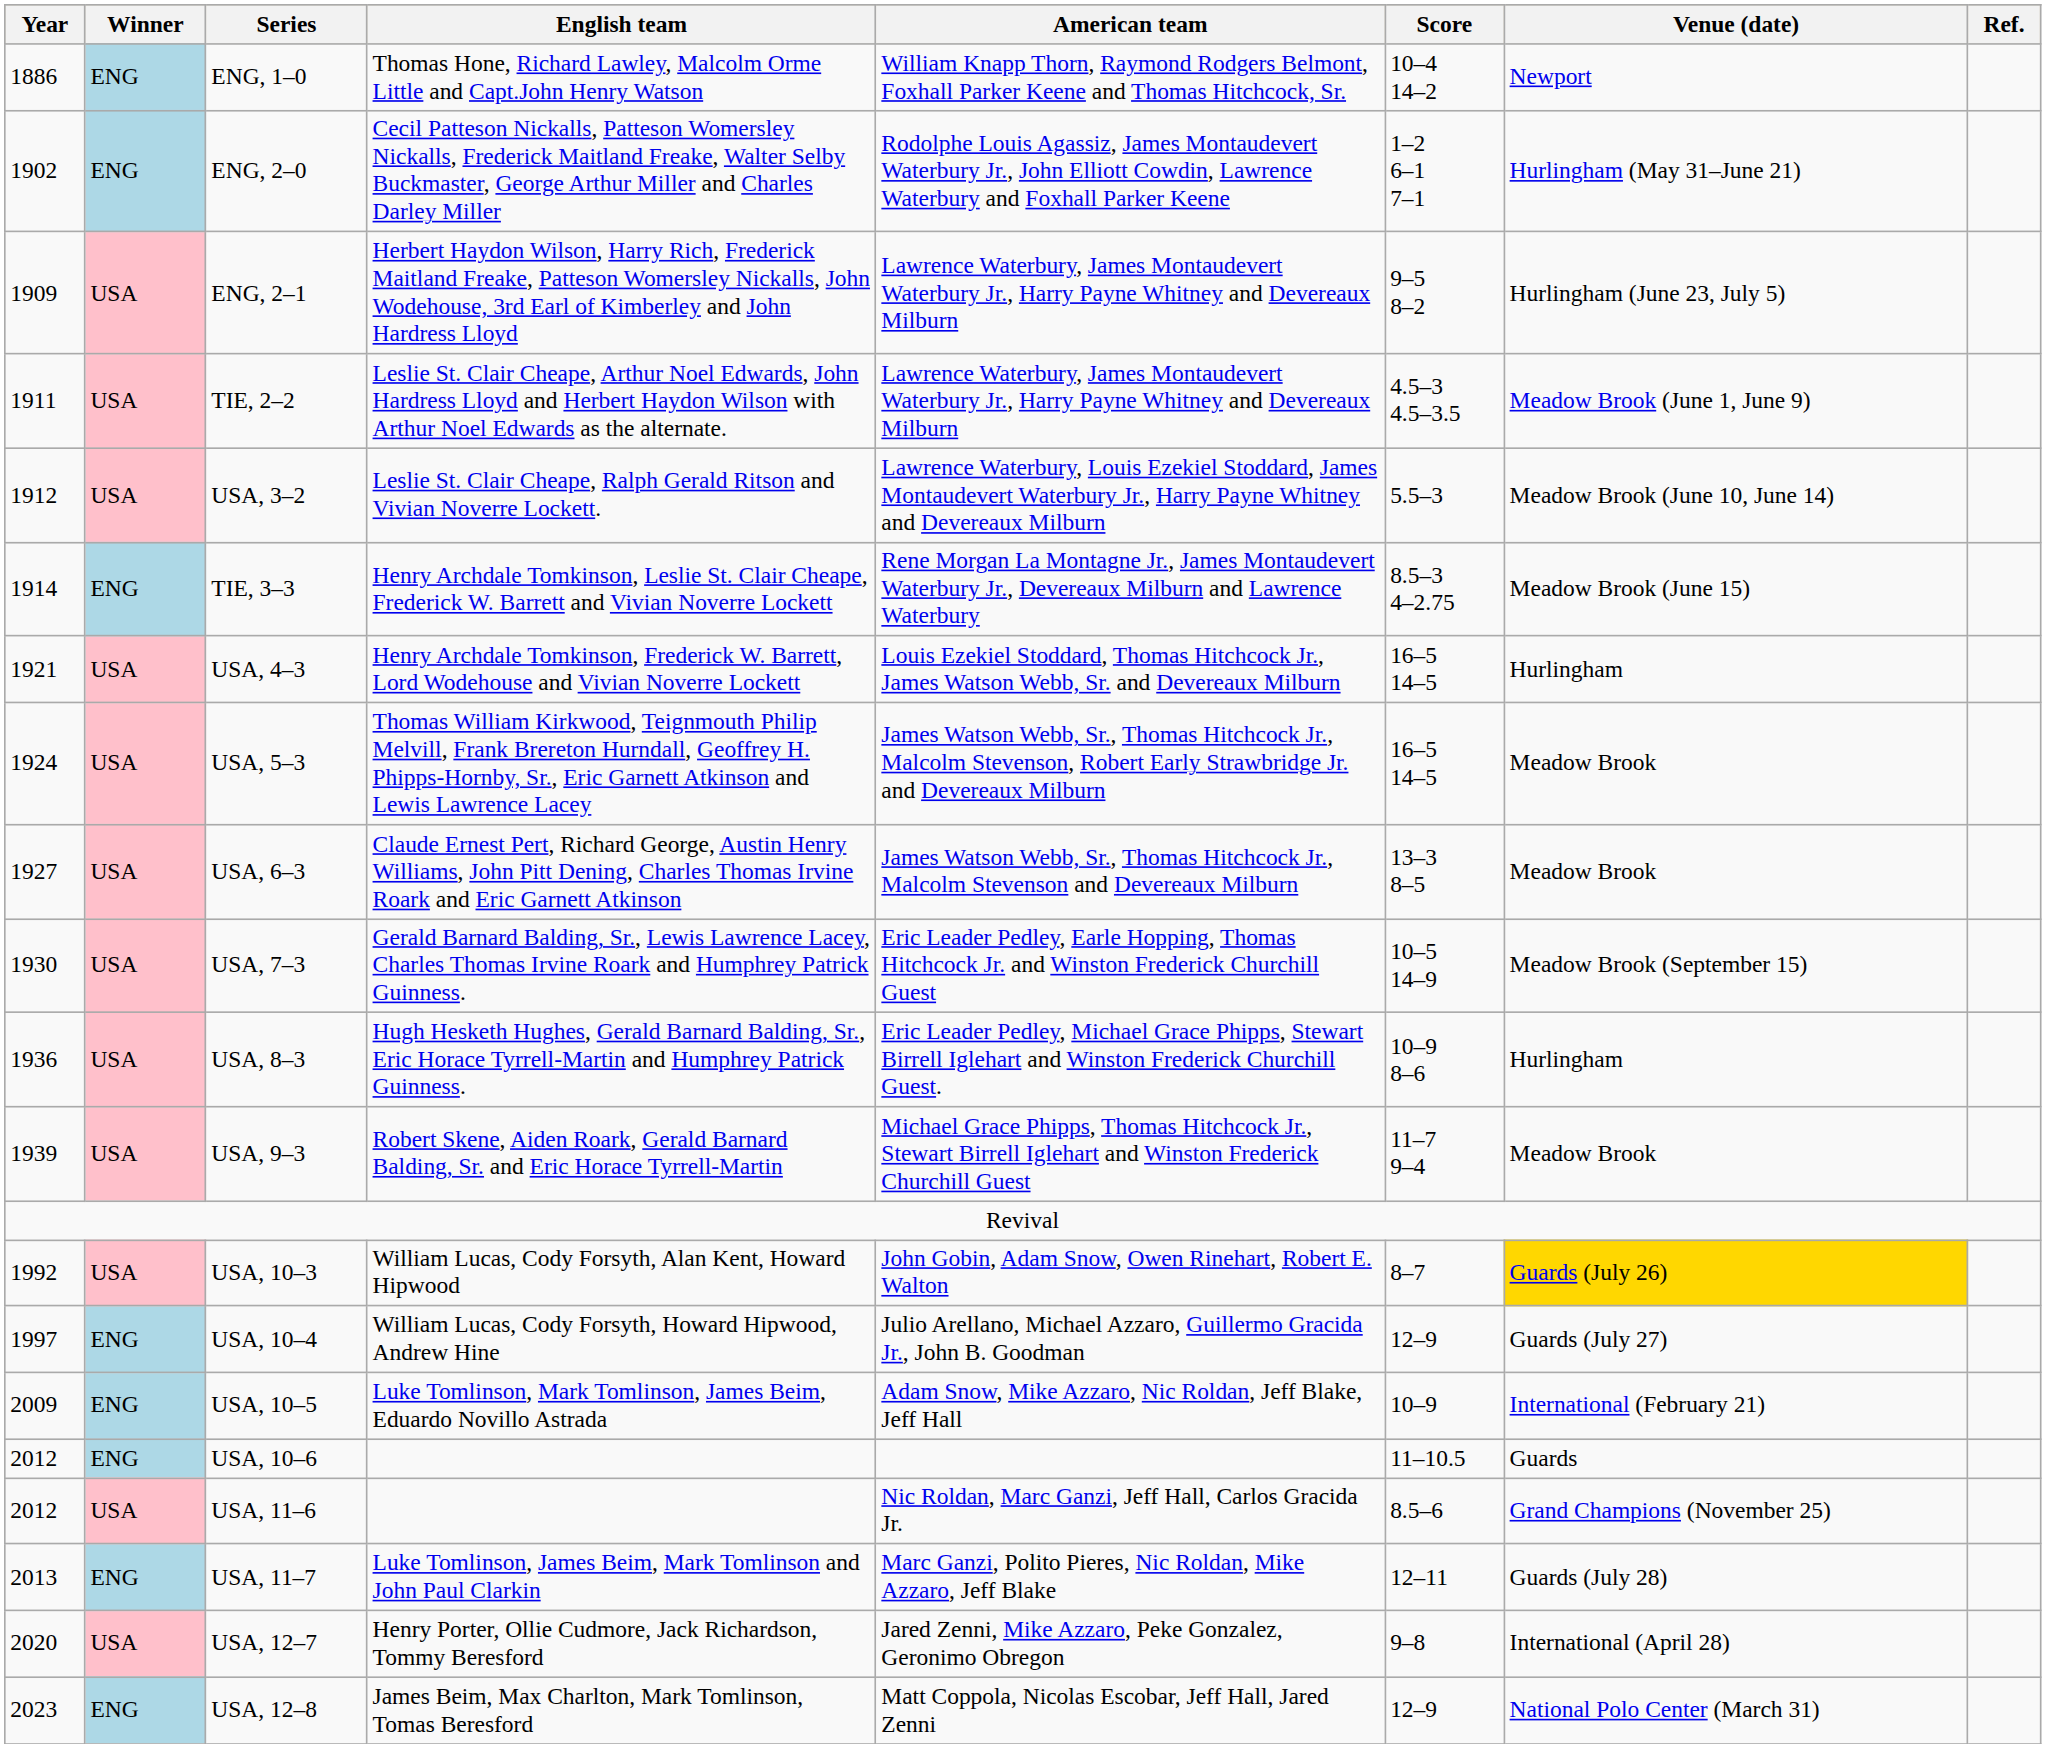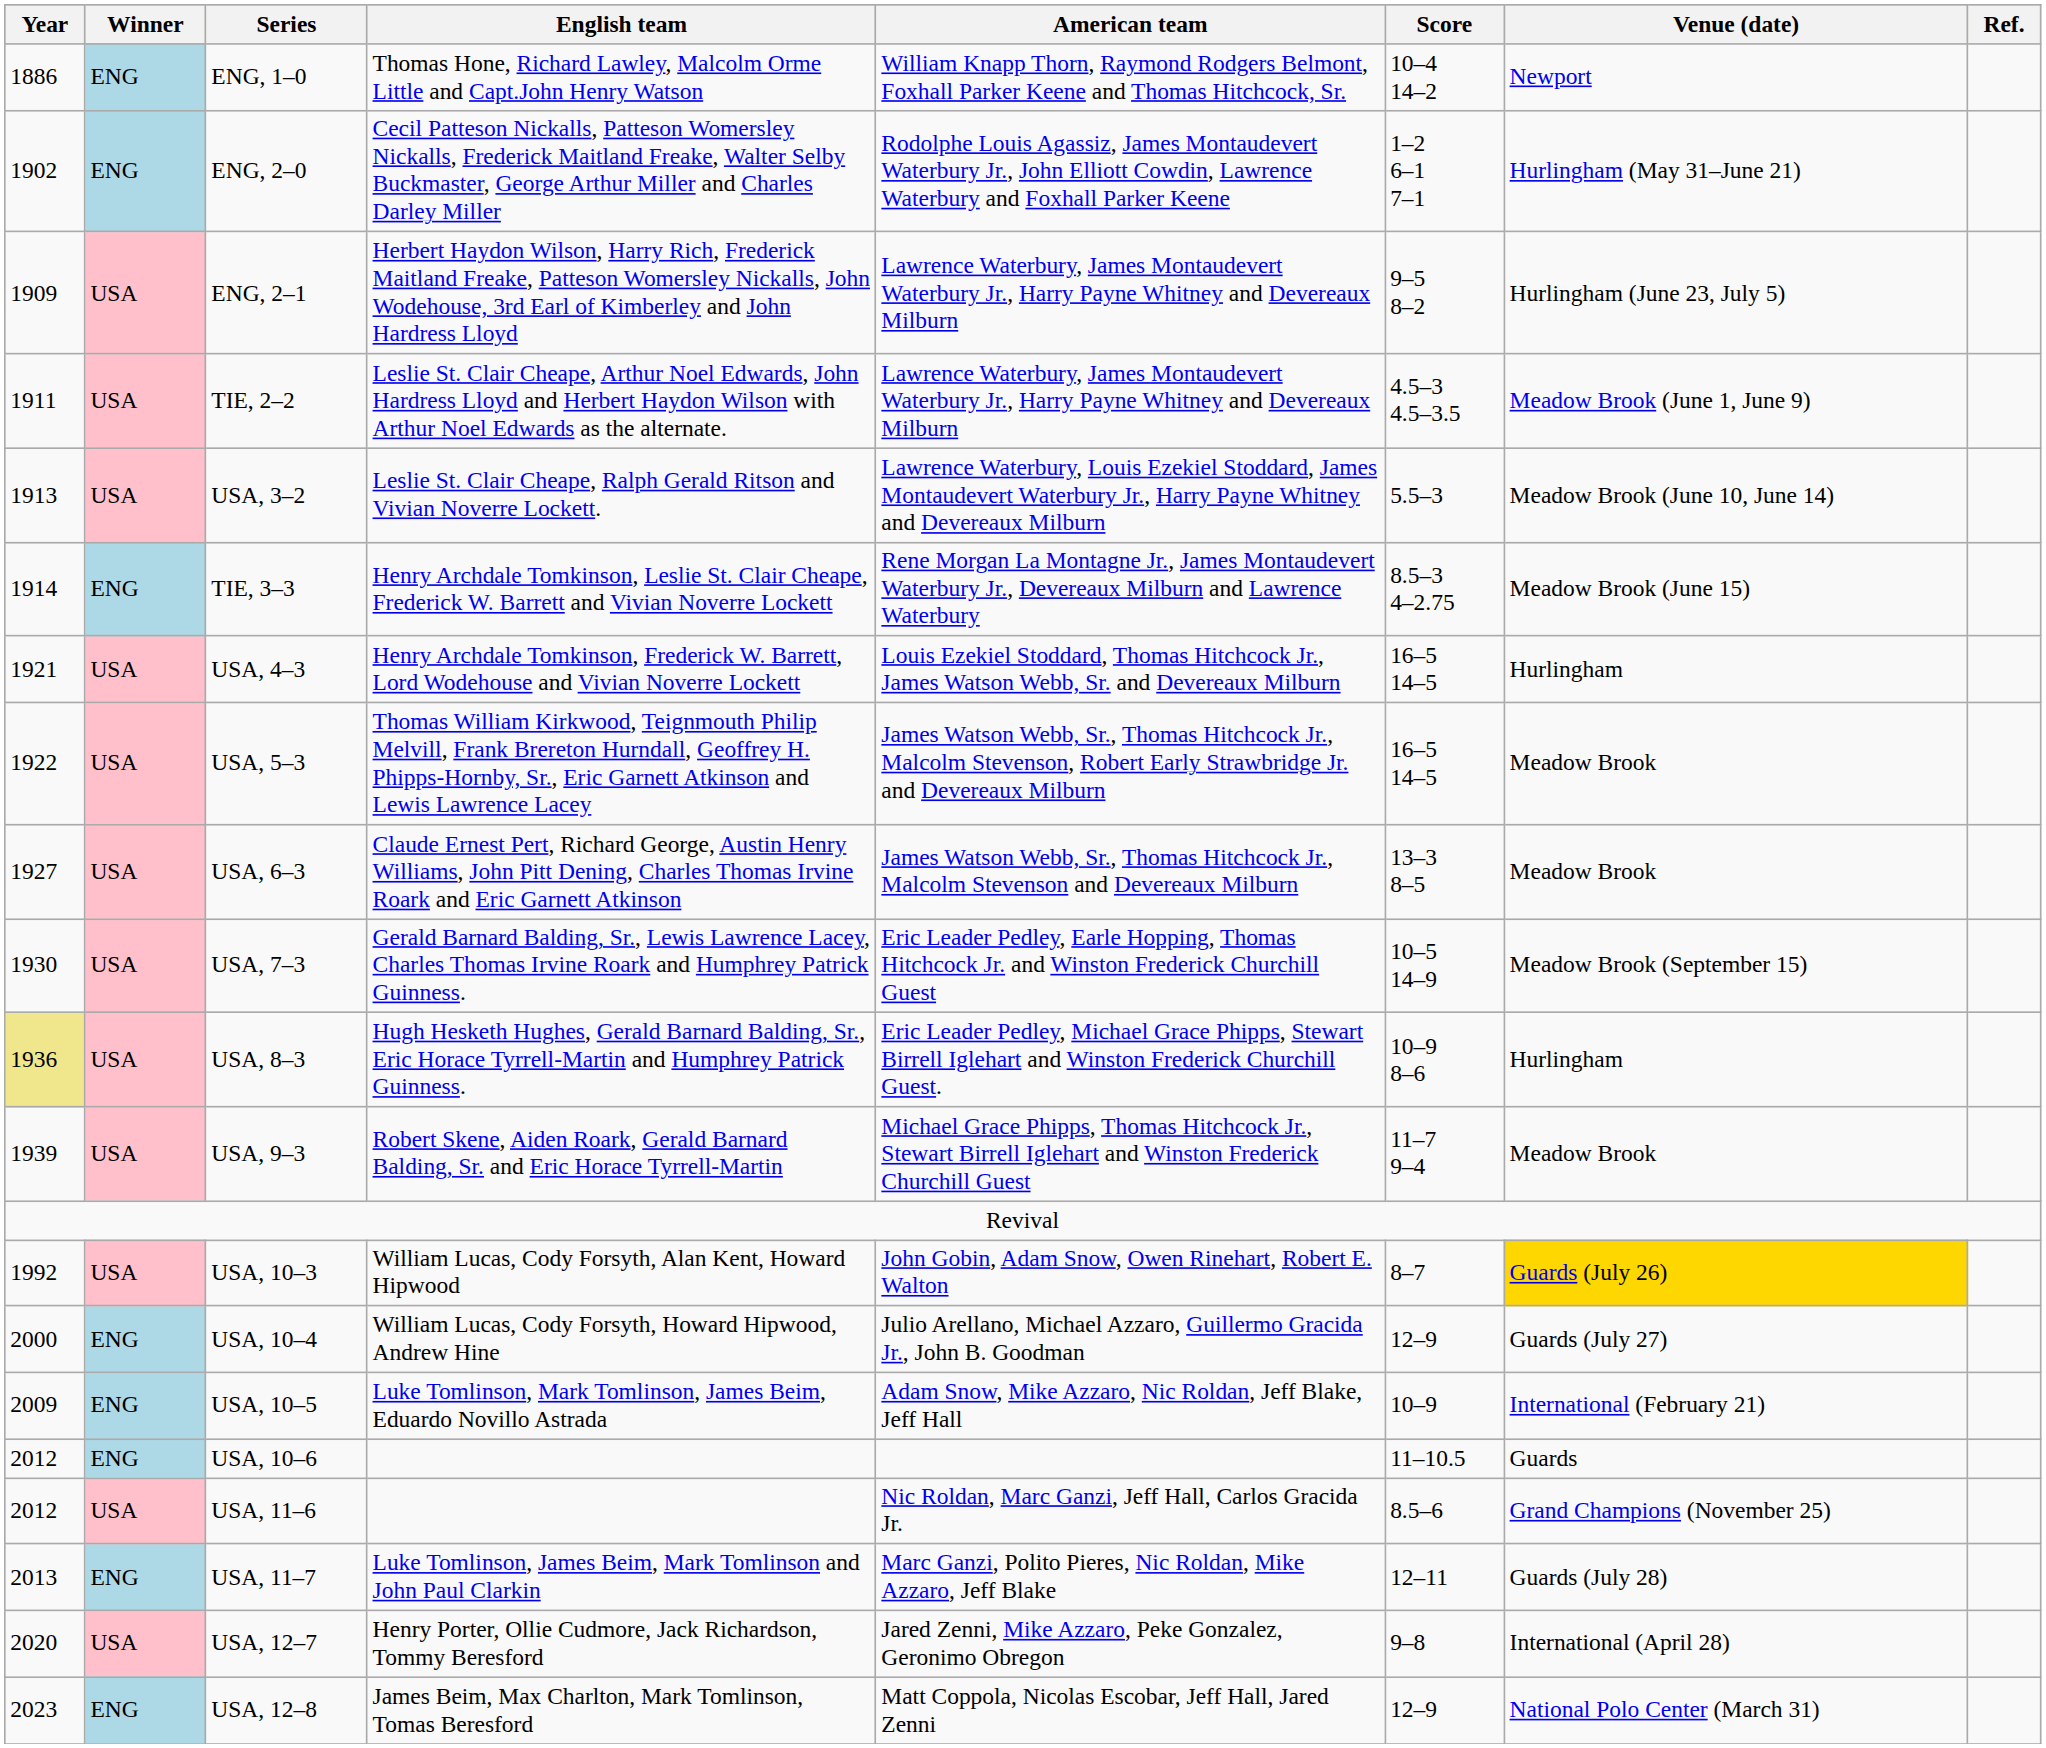(34, 494) 1912 -> (34, 494) 1913
(34, 763) 1924 -> (34, 763) 1922
(34, 1059) no background -> (34, 1059) khaki background
(34, 1339) 1997 -> (34, 1339) 2000
